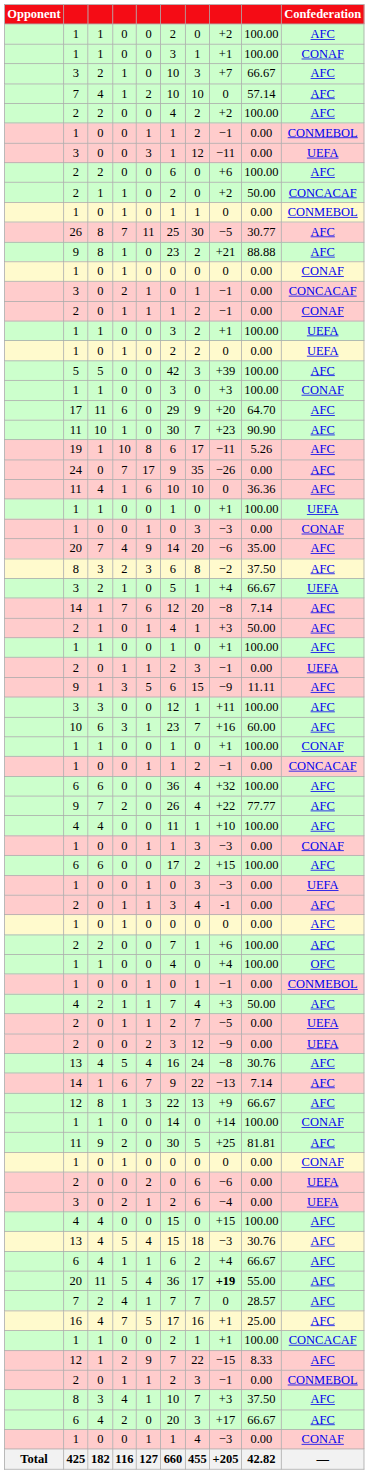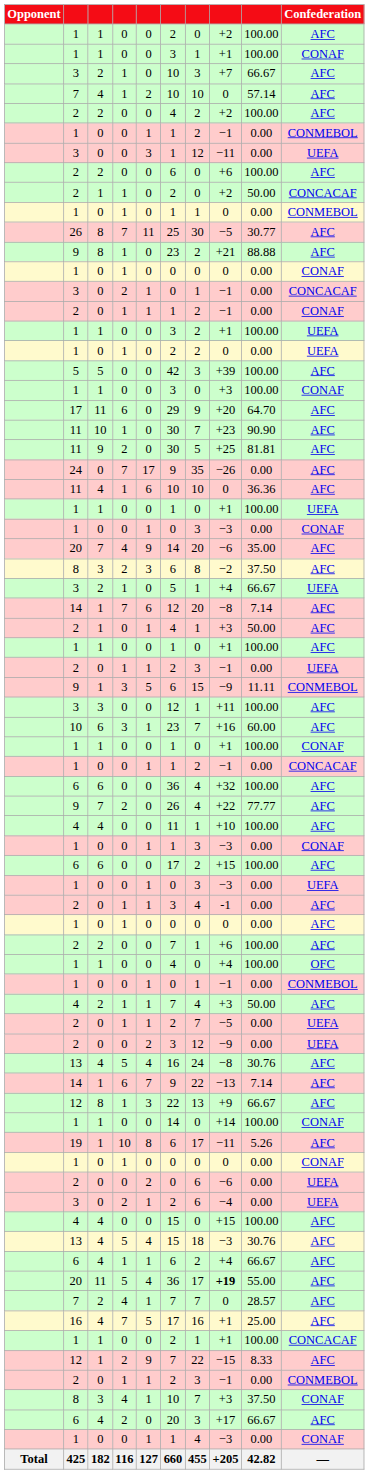rows swapped: (76, 1142) <-> (76, 449)
(323, 687) AFC -> (323, 687) CONMEBOL
(323, 1399) AFC -> (323, 1399) CONAF
